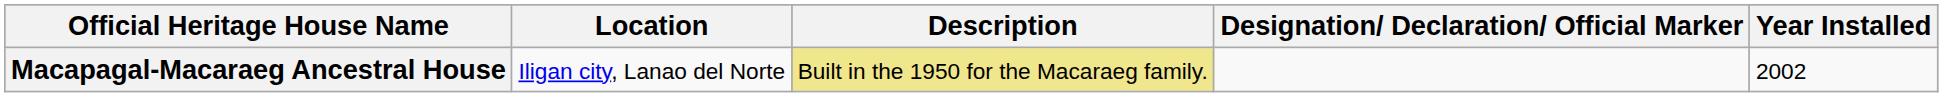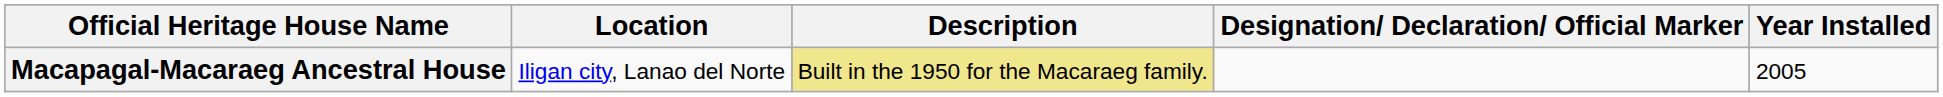(1781, 70) 2002 -> (1781, 70) 2005
